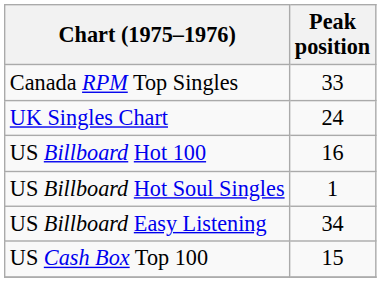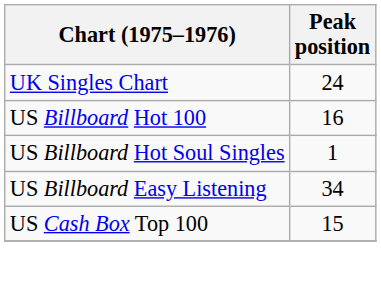- row: (124, 82)
